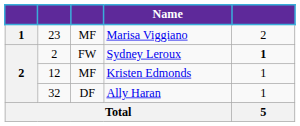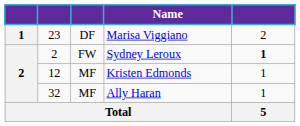(87, 34) MF -> (87, 34) DF
(87, 92) DF -> (87, 92) MF
